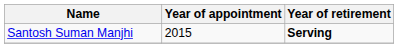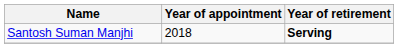(178, 33) 2015 -> (178, 33) 2018
